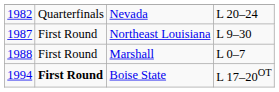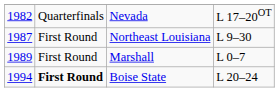(237, 14) L 20–24 -> (244, 16) L 17–20OT
(20, 53) 1988 -> (20, 57) 1989
(244, 75) L 17–20OT -> (237, 77) L 20–24
